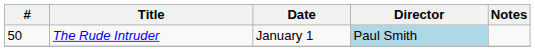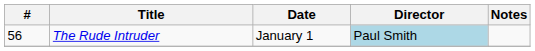(15, 35) 50 -> (15, 35) 56
